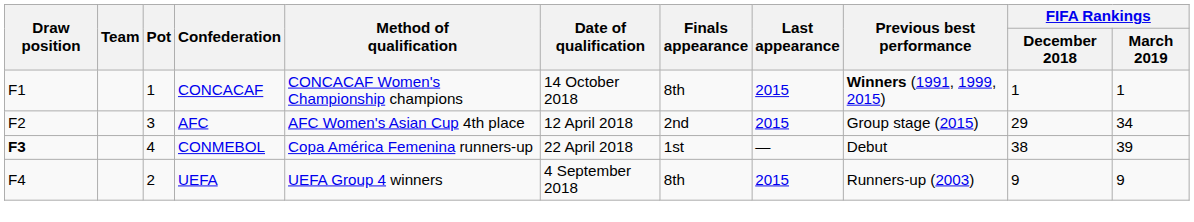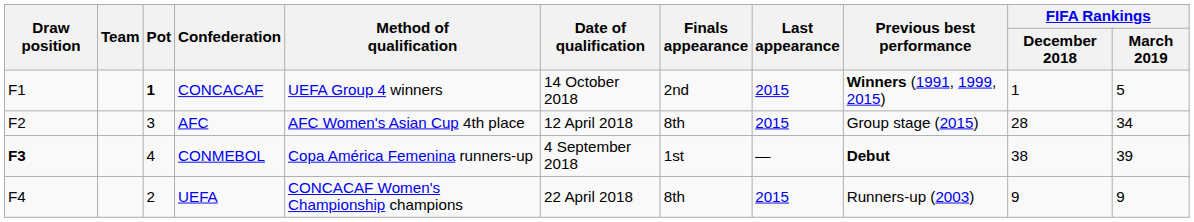(151, 90) normal -> (151, 90) bold
(376, 90) CONCACAF Women's Championship champions -> (365, 90) UEFA Group 4 winners
(674, 90) 8th -> (676, 90) 2nd
(1120, 90) 1 -> (1120, 90) 5
(676, 123) 2nd -> (674, 123) 8th
(1019, 123) 29 -> (1019, 123) 28
(588, 147) 22 April 2018 -> (588, 155) 4 September 2018
(867, 147) normal -> (868, 155) bold
(365, 179) UEFA Group 4 winners -> (376, 196) CONCACAF Women's Championship champions
(588, 179) 4 September 2018 -> (588, 196) 22 April 2018
